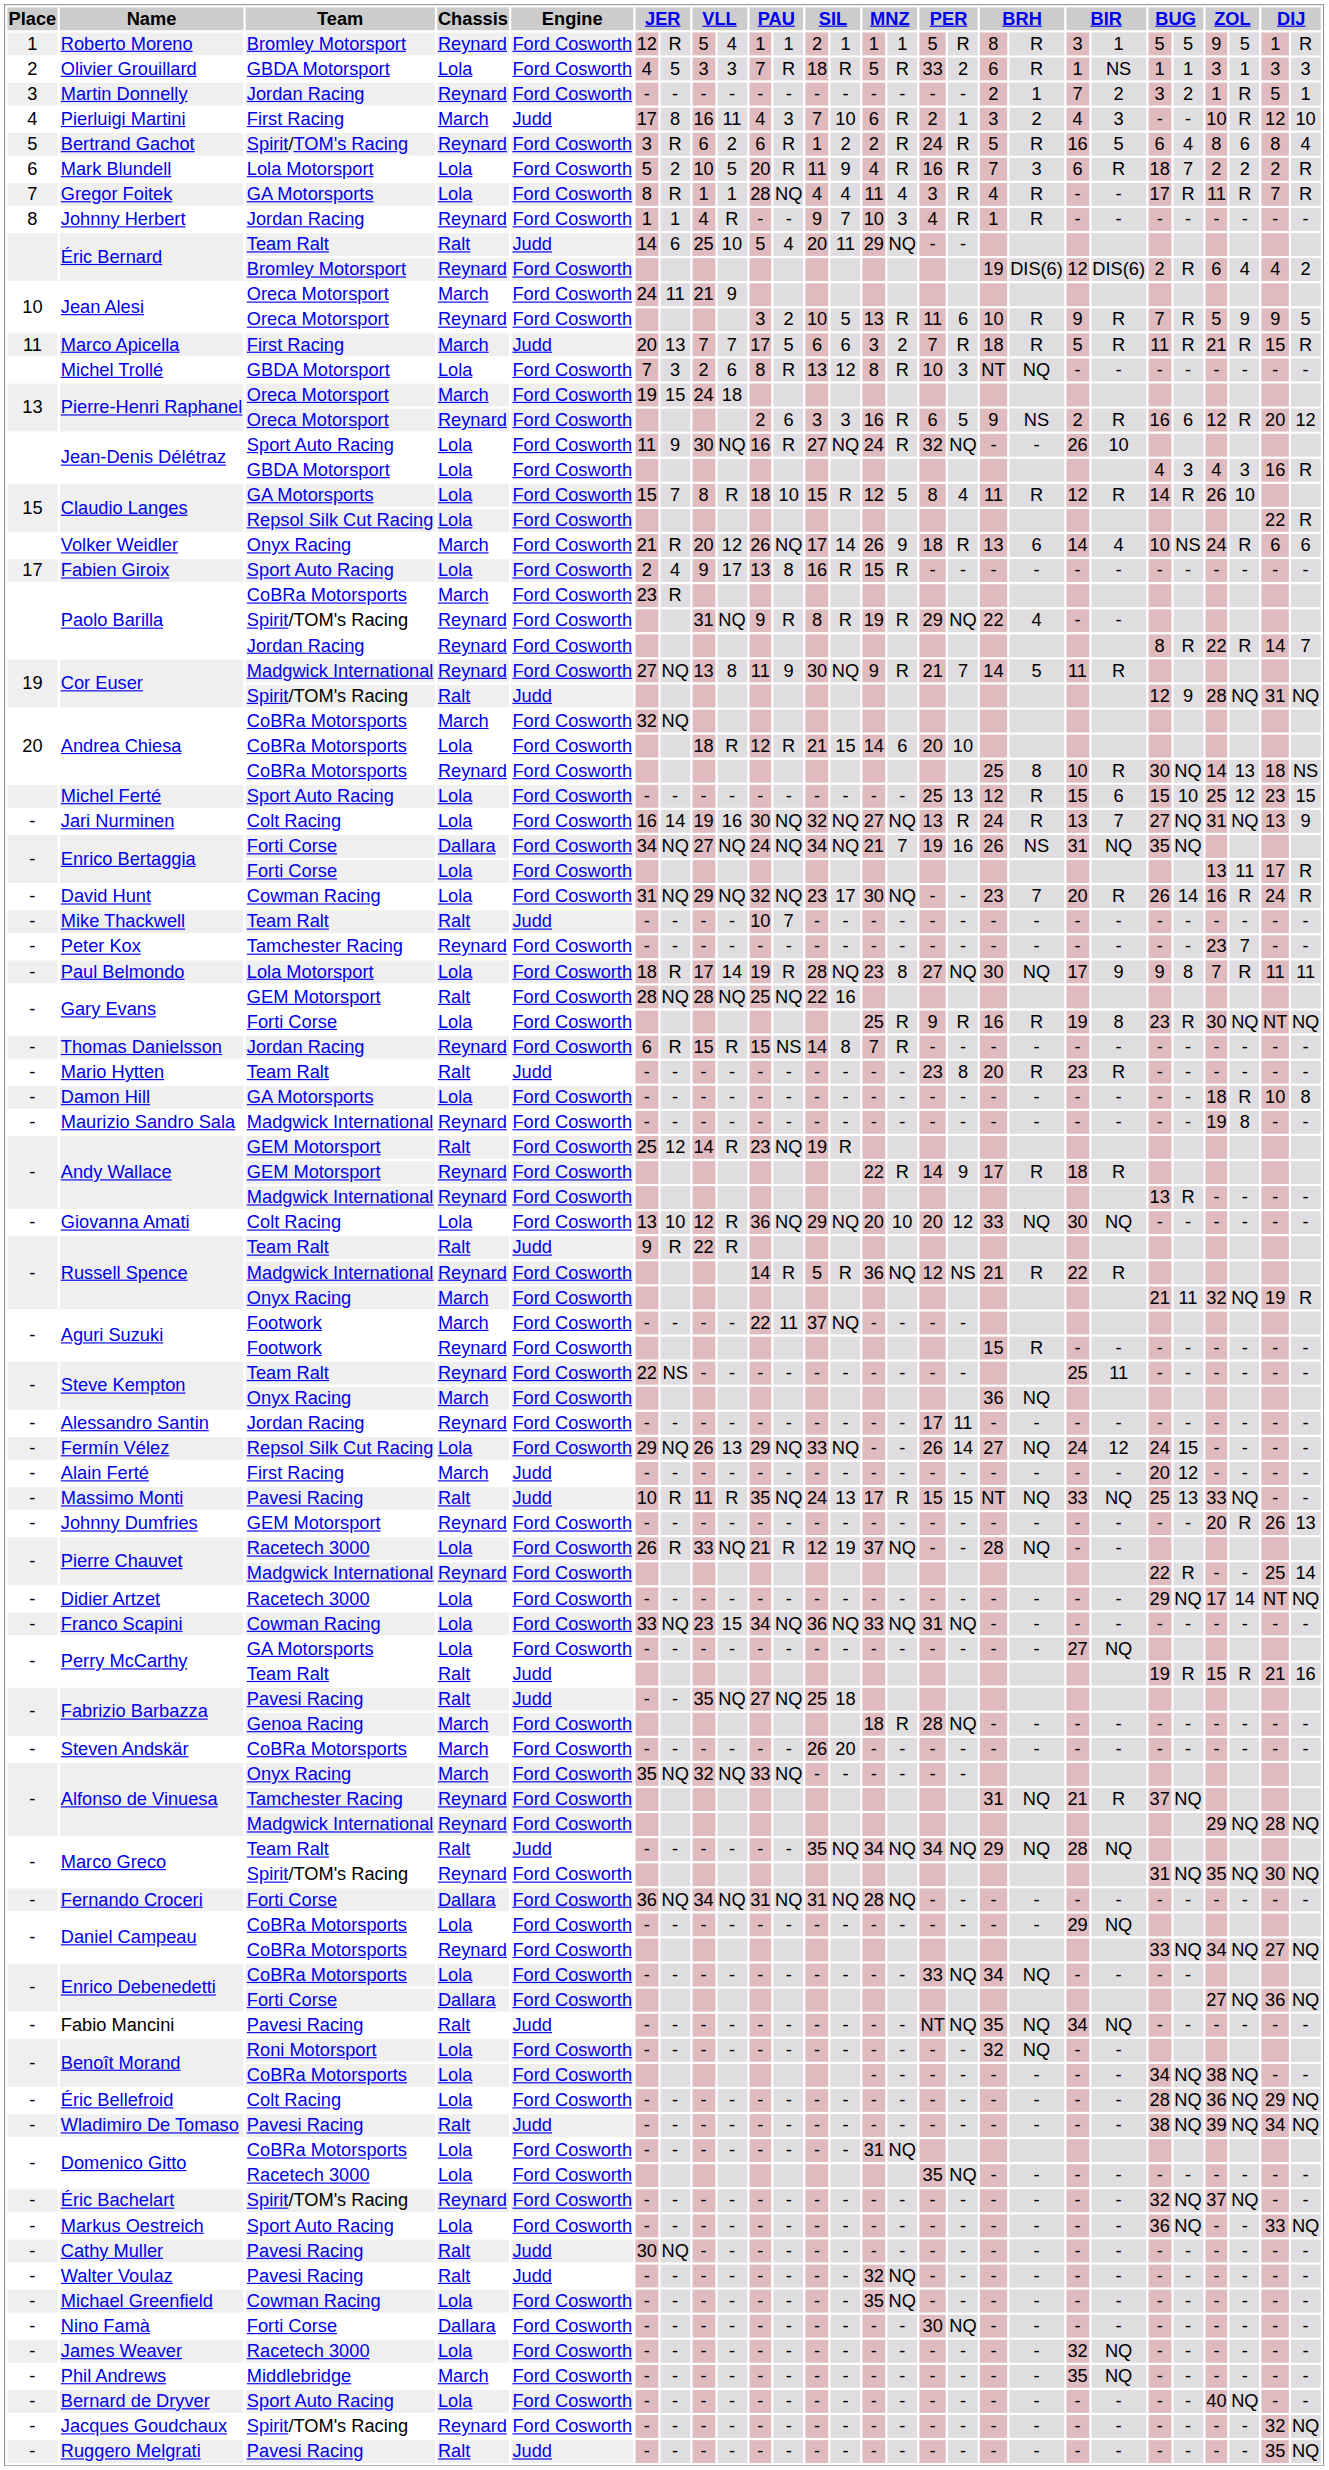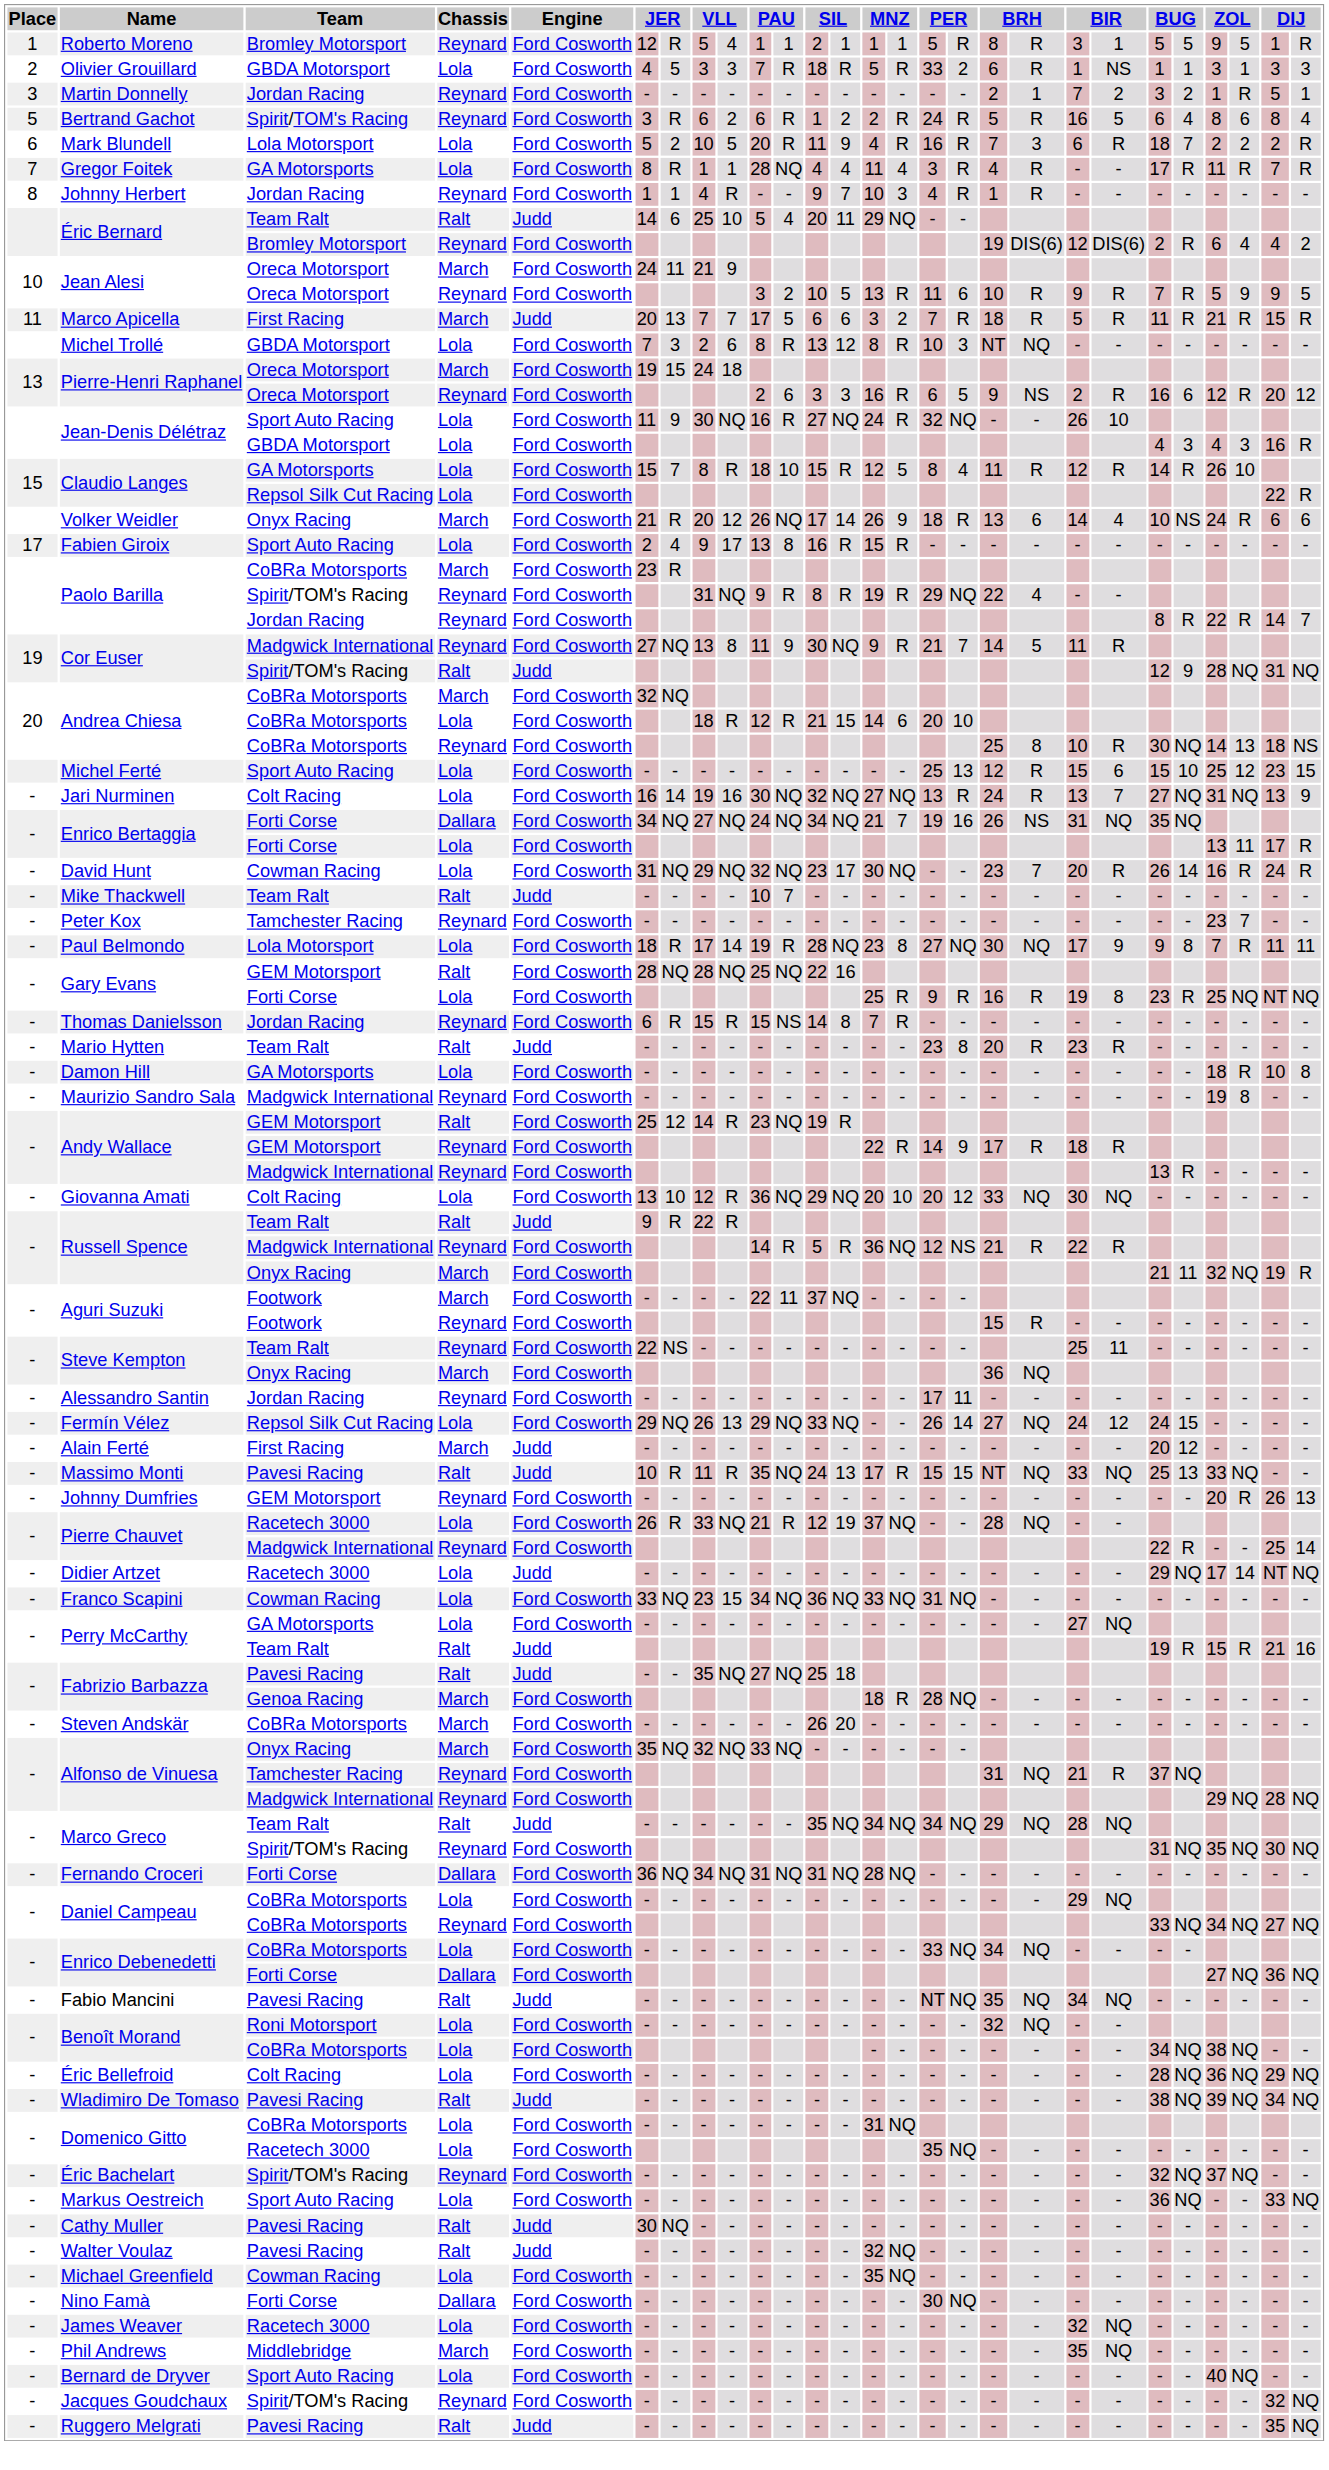- row: (123, 119)
(1216, 1021) 30 -> (1216, 996) 25
(572, 1598) Ford Cosworth -> (532, 1573) Judd
